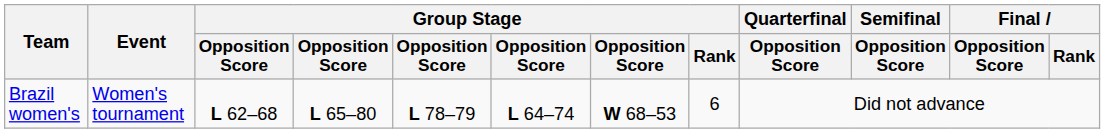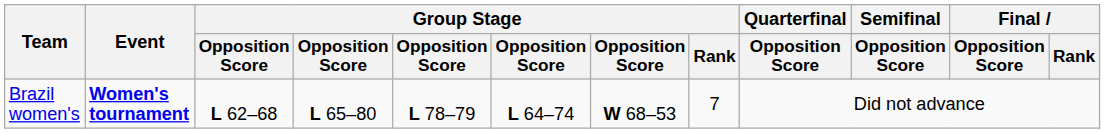(138, 104) normal -> (139, 104) bold
(714, 104) 6 -> (714, 104) 7
